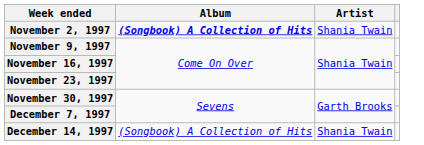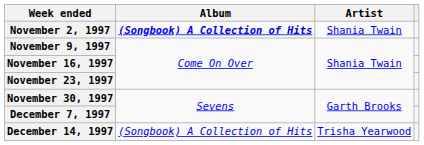(355, 132) Shania Twain -> (364, 132) Trisha Yearwood
